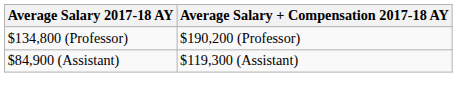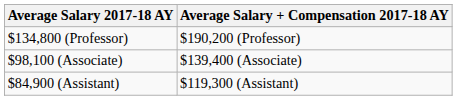+ row: (65, 60)
